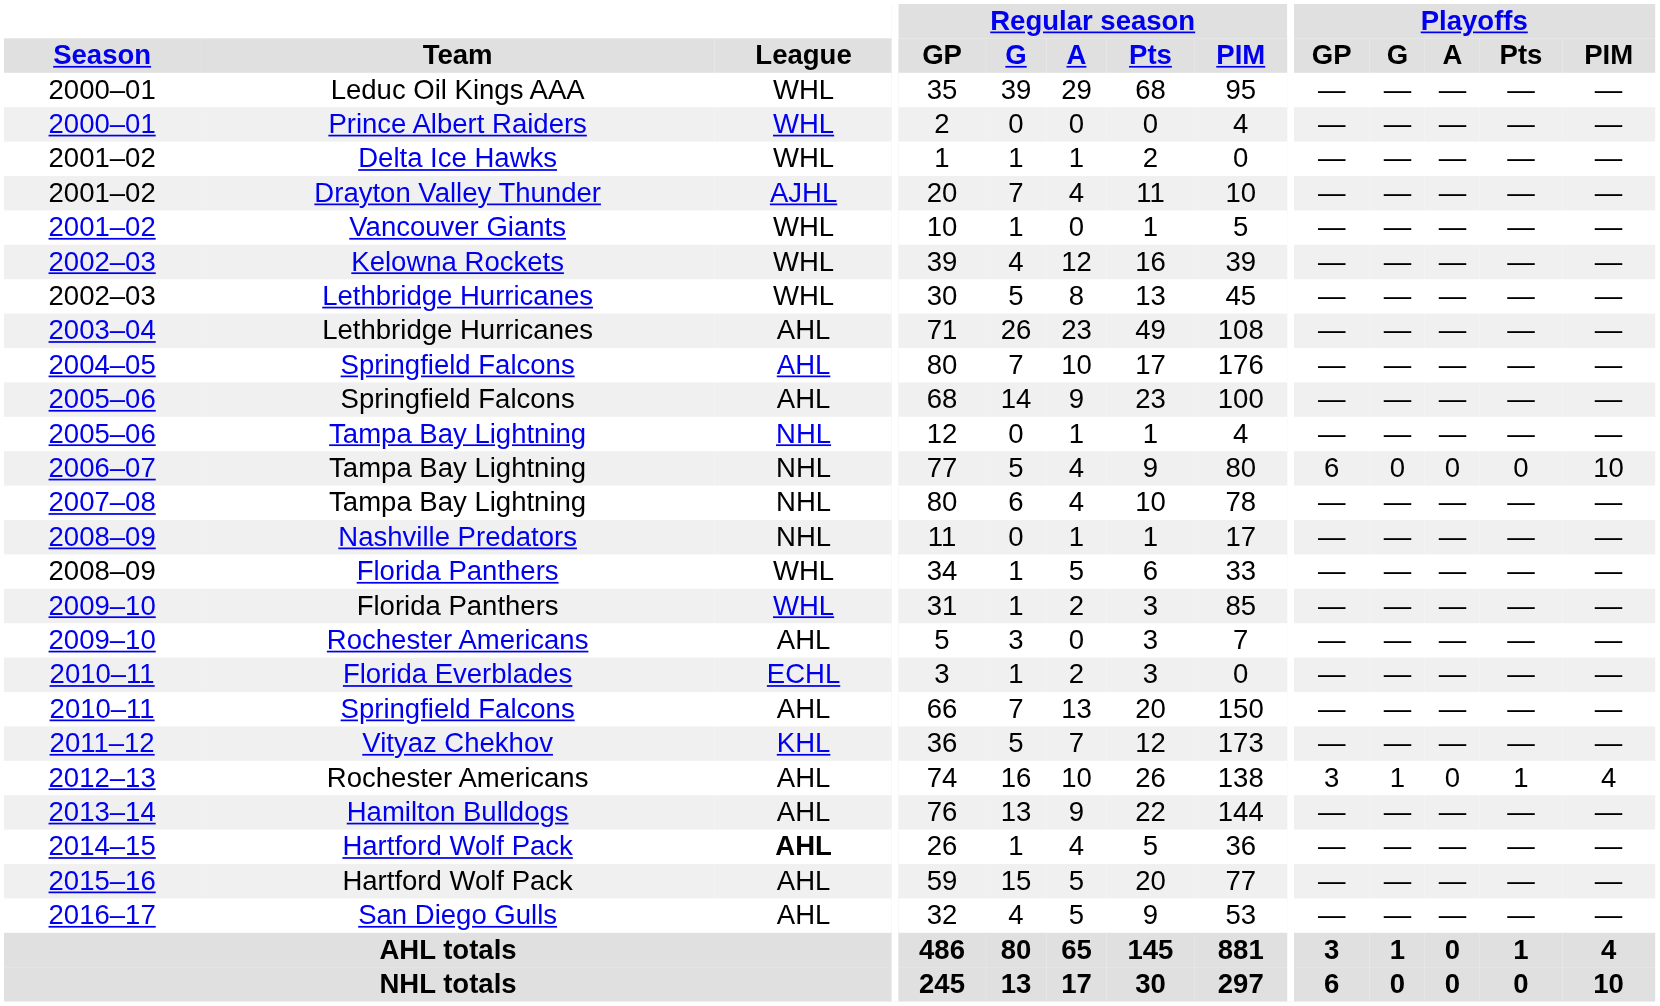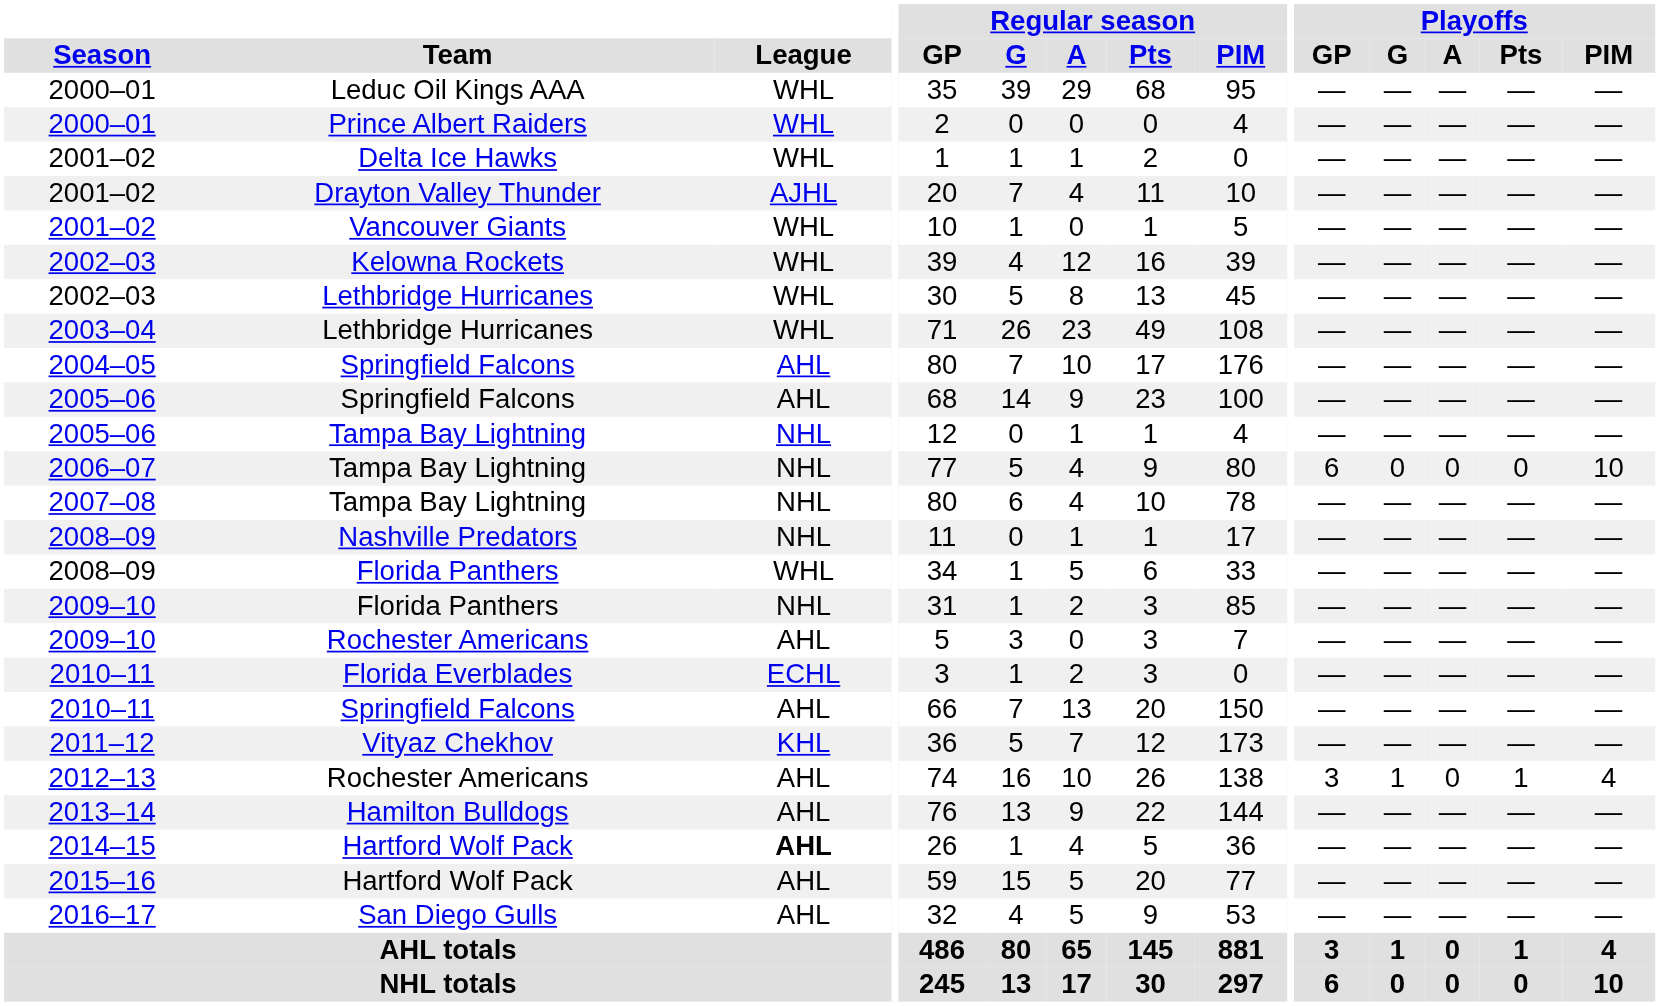(804, 330) AHL -> (804, 330) WHL
(804, 605) WHL -> (804, 605) NHL
